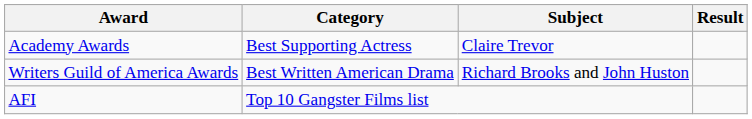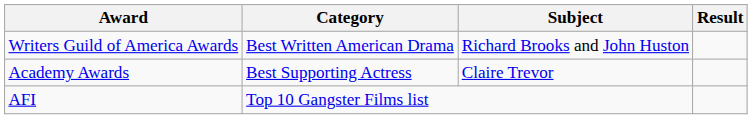rows swapped: (69, 45) <-> (123, 72)
